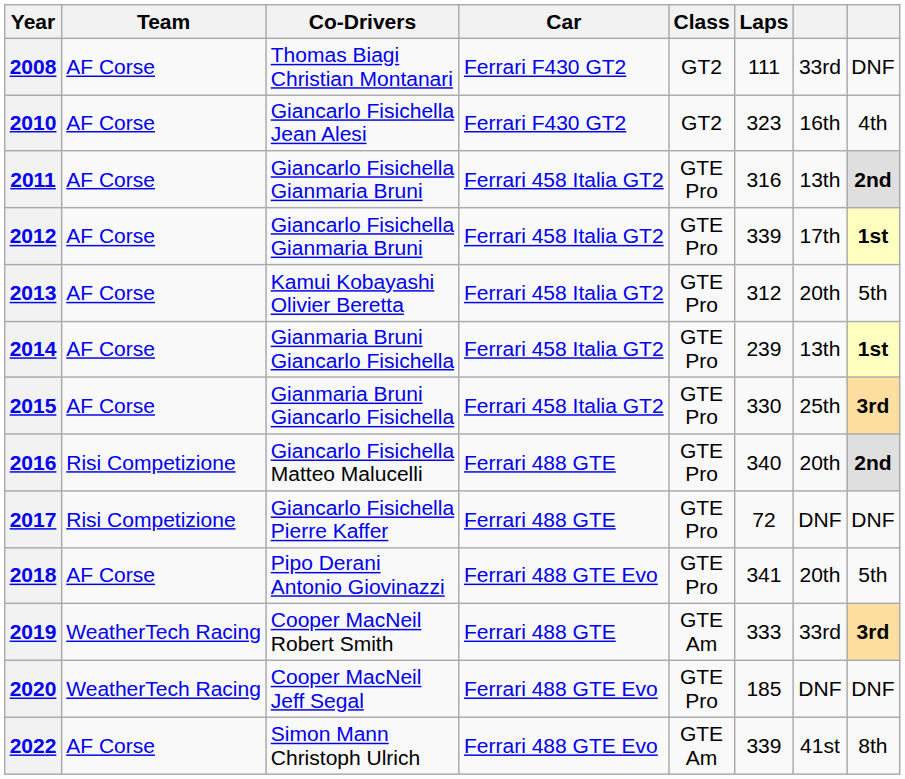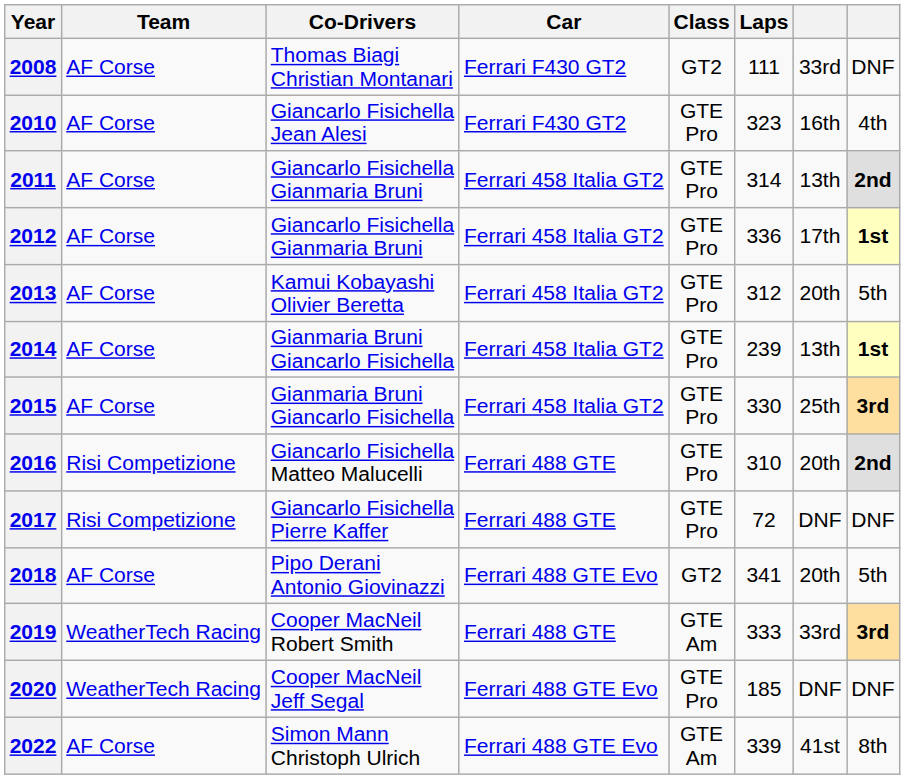(702, 123) GT2 -> (702, 123) GTE Pro
(764, 180) 316 -> (764, 180) 314
(764, 236) 339 -> (764, 236) 336
(764, 463) 340 -> (764, 463) 310
(702, 576) GTE Pro -> (702, 576) GT2
